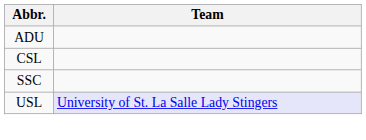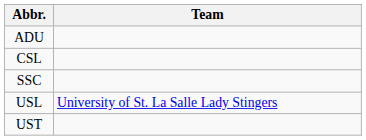(167, 102) lavender background -> (167, 102) no background
+ row: (29, 124)
